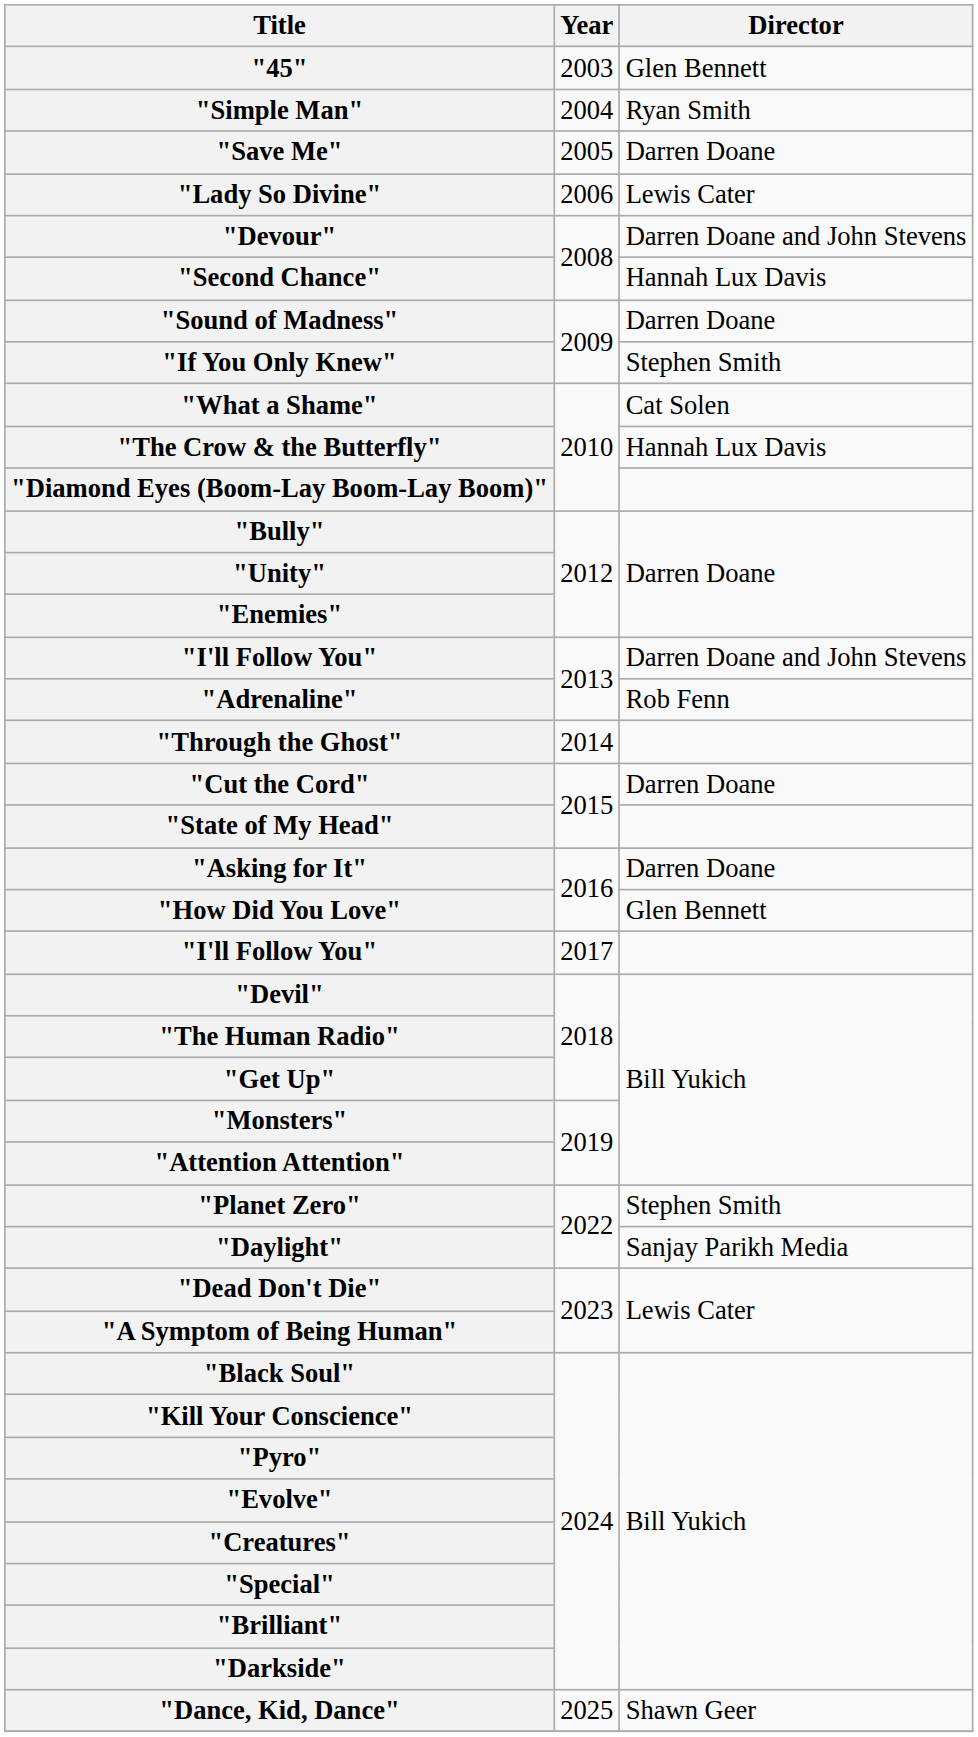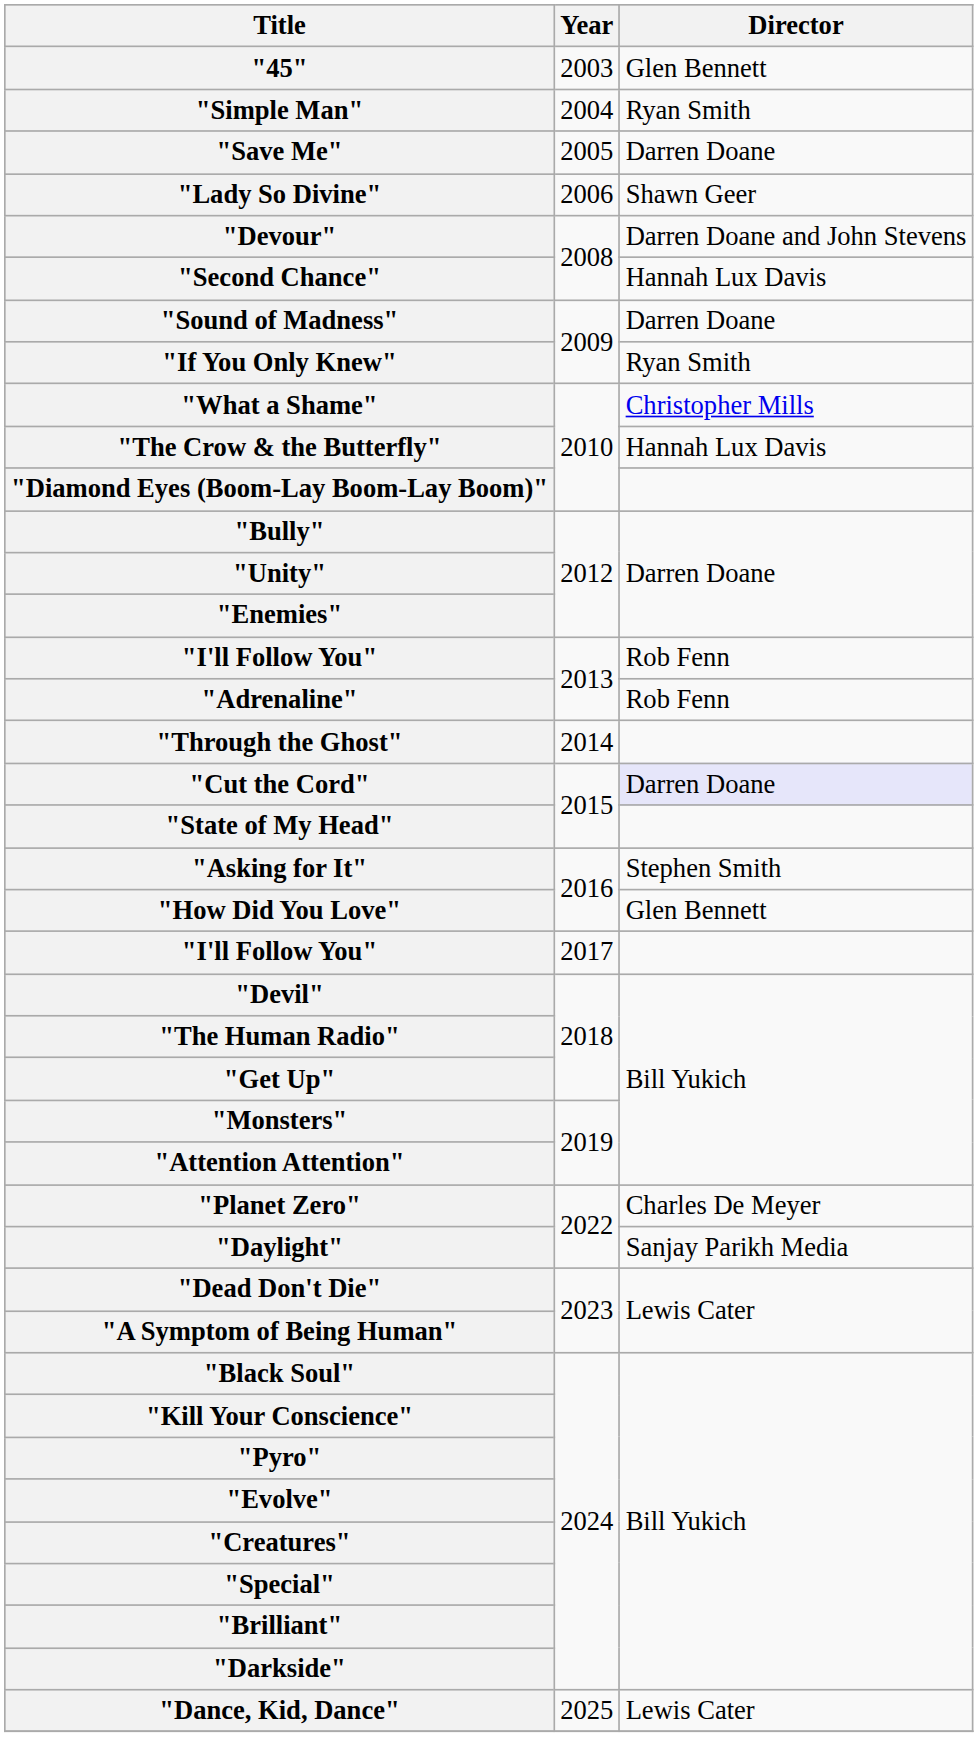(690, 194) Lewis Cater -> (691, 194) Shawn Geer
(703, 362) Stephen Smith -> (688, 362) Ryan Smith
(678, 404) Cat Solen -> (720, 404) Christopher Mills
(796, 657) Darren Doane and John Stevens -> (678, 657) Rob Fenn
(700, 783) no background -> (700, 783) lavender background
(700, 868) Darren Doane -> (703, 868) Stephen Smith
(703, 1204) Stephen Smith -> (723, 1204) Charles De Meyer
(691, 1710) Shawn Geer -> (690, 1710) Lewis Cater
